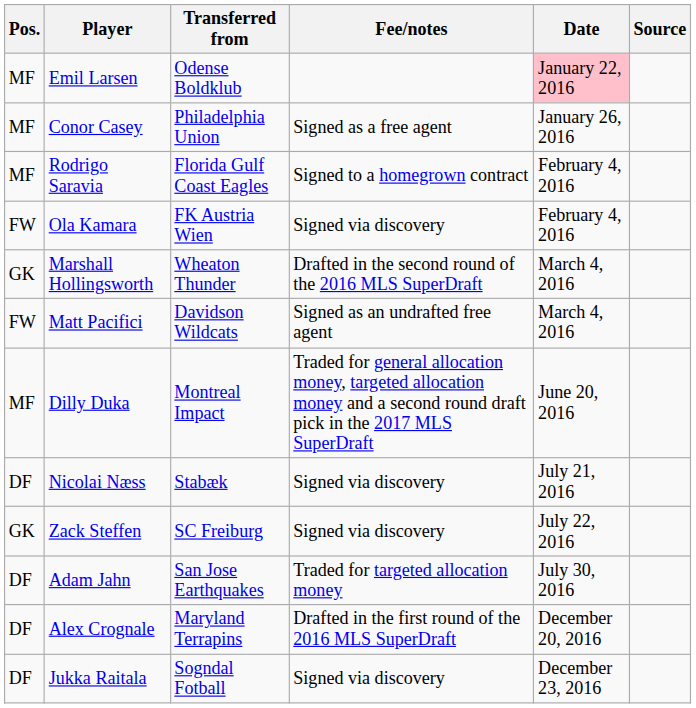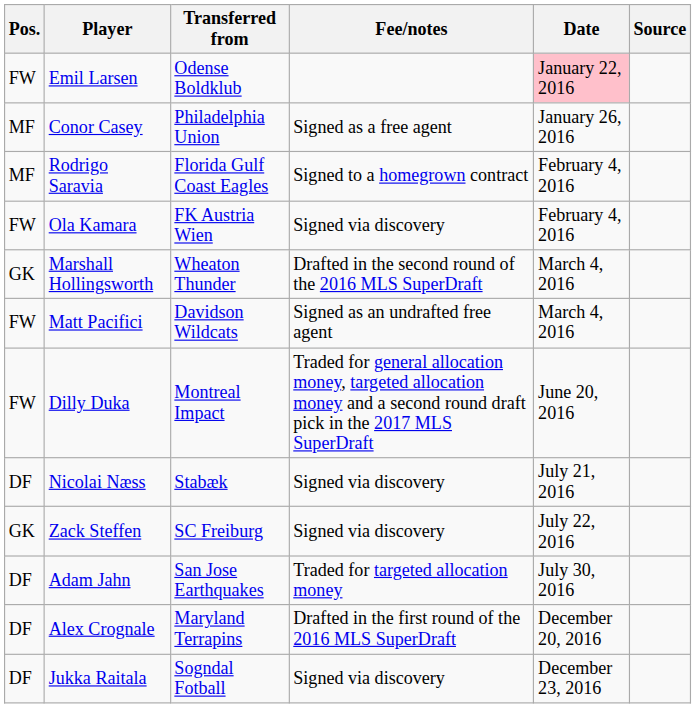(22, 78) MF -> (22, 78) FW
(22, 402) MF -> (22, 402) FW
